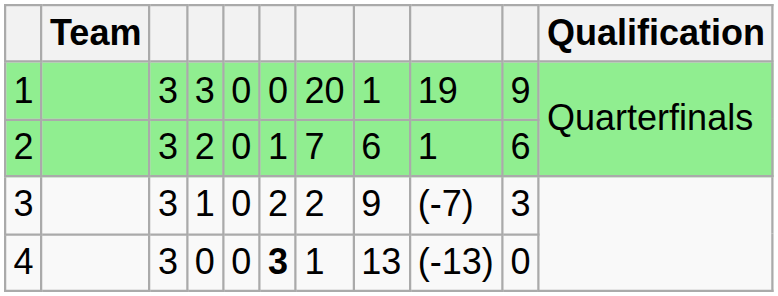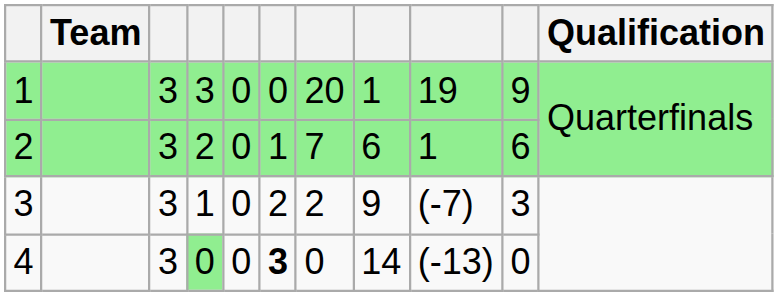(205, 261) no background -> (205, 261) lightgreen background
(315, 261) 1 -> (315, 261) 0
(381, 261) 13 -> (381, 261) 14
